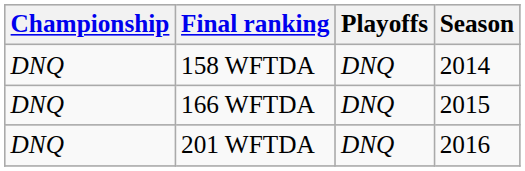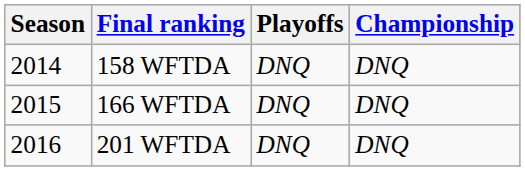columns swapped: (477, 24) <-> (90, 24)
